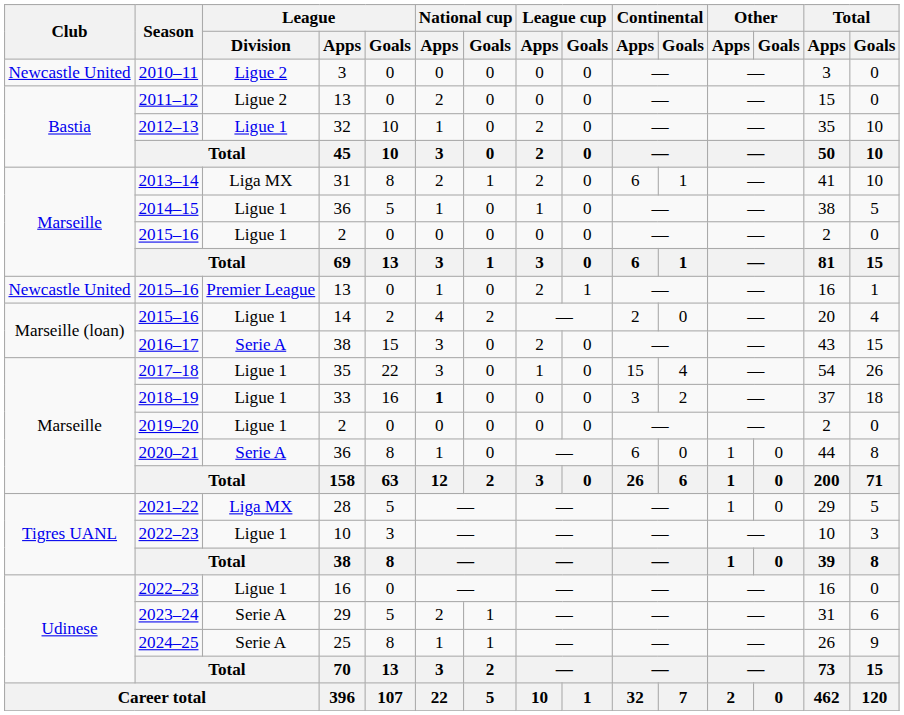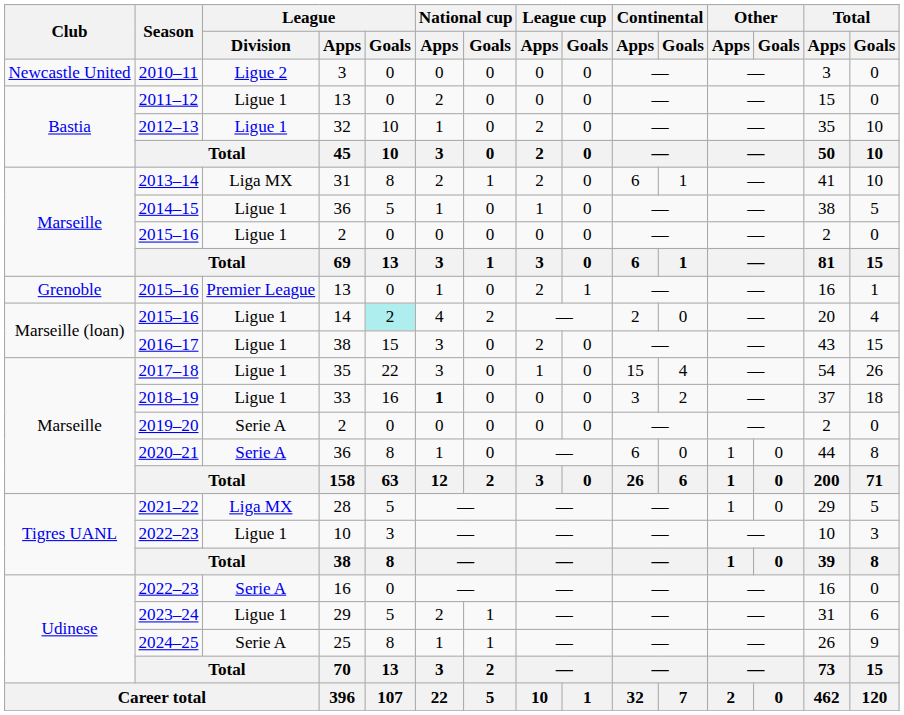(261, 99) Ligue 2 -> (261, 99) Ligue 1
(70, 289) Newcastle United -> (70, 289) Grenoble
(390, 316) no background -> (390, 316) paleturquoise background
(261, 343) Serie A -> (261, 343) Ligue 1
(261, 425) Ligue 1 -> (261, 425) Serie A
(261, 588) Ligue 1 -> (261, 588) Serie A
(261, 615) Serie A -> (261, 615) Ligue 1
